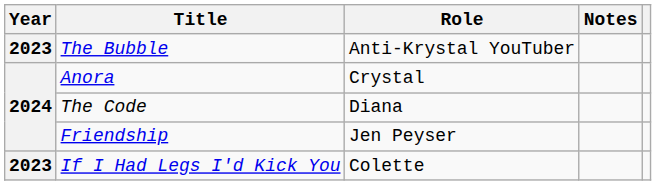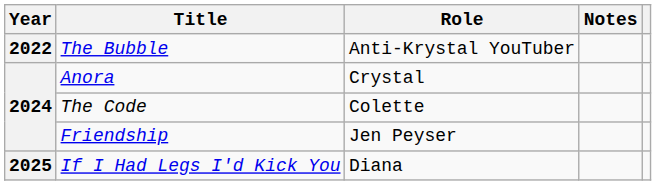(31, 49) 2023 -> (31, 49) 2022
(376, 107) Diana -> (387, 107) Colette
(31, 166) 2023 -> (31, 166) 2025
(387, 166) Colette -> (376, 166) Diana
